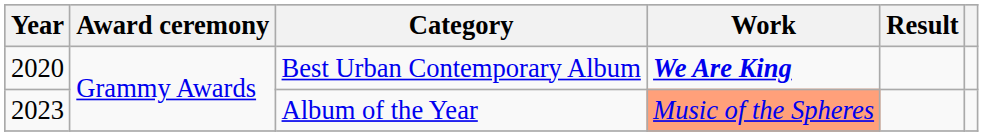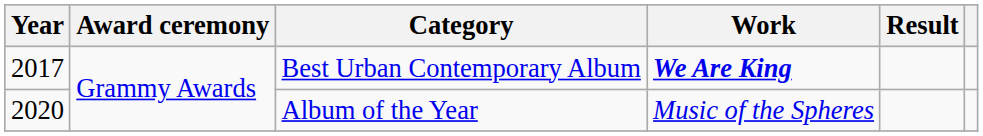(38, 67) 2020 -> (38, 67) 2017
(38, 109) 2023 -> (38, 109) 2020
(764, 109) lightsalmon background -> (764, 109) no background
